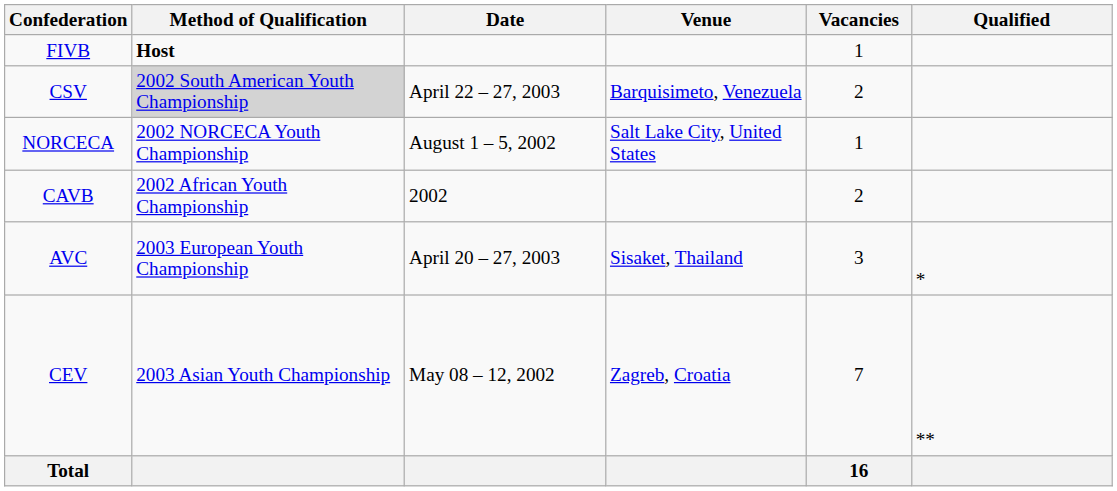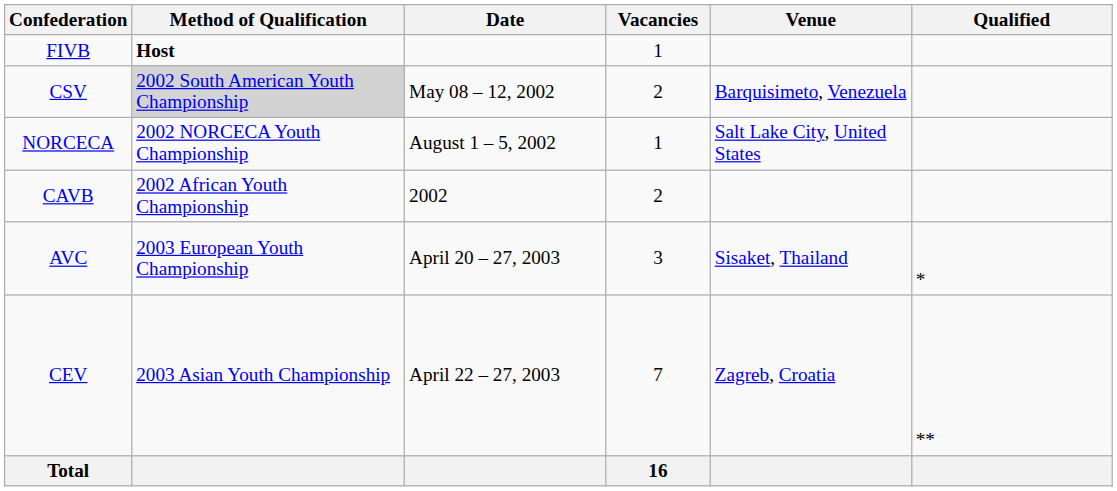columns swapped: (706, 19) <-> (859, 19)
(485, 91) April 22 – 27, 2003 -> (482, 91) May 08 – 12, 2002
(482, 375) May 08 – 12, 2002 -> (485, 375) April 22 – 27, 2003
